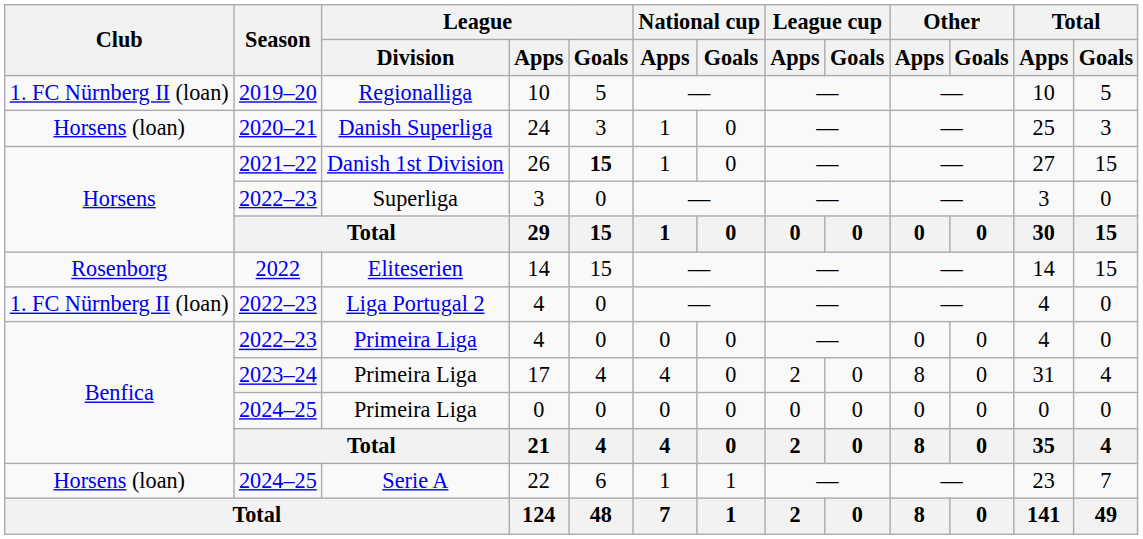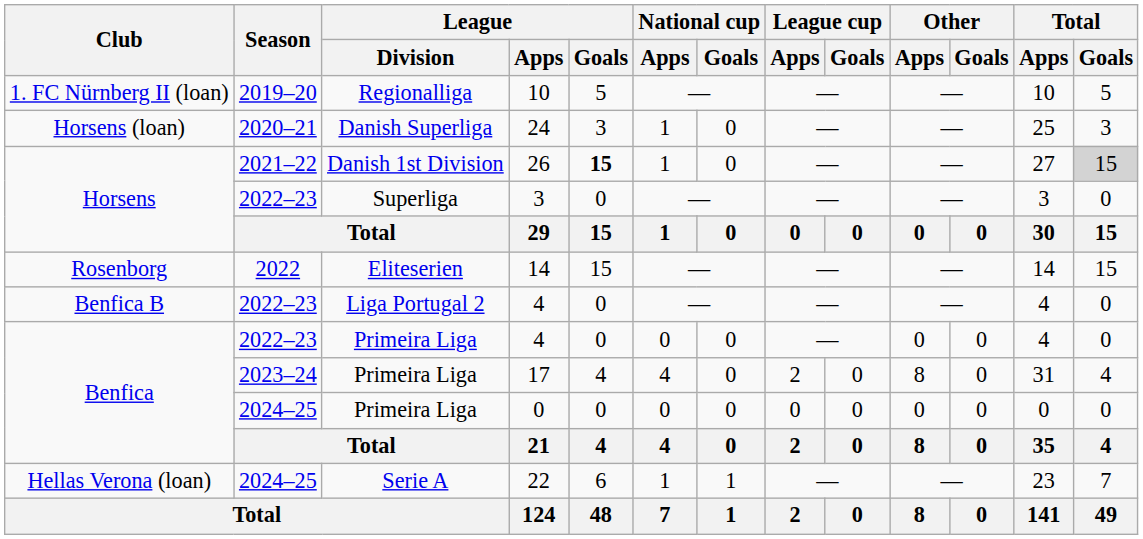(1106, 163) no background -> (1106, 163) lightgrey background
(119, 304) 1. FC Nürnberg II (loan) -> (119, 304) Benfica B
(119, 480) Horsens (loan) -> (119, 480) Hellas Verona (loan)
